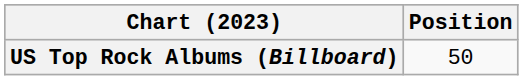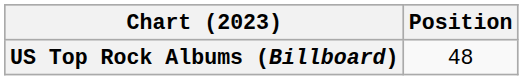(461, 58) 50 -> (461, 58) 48
